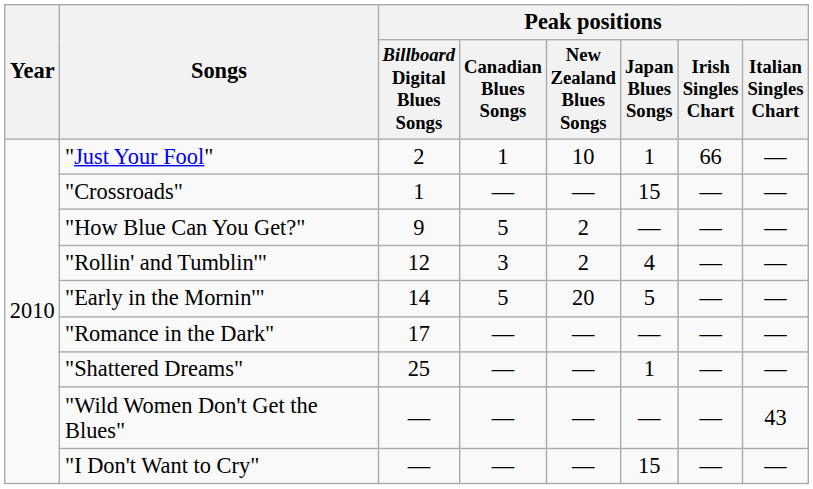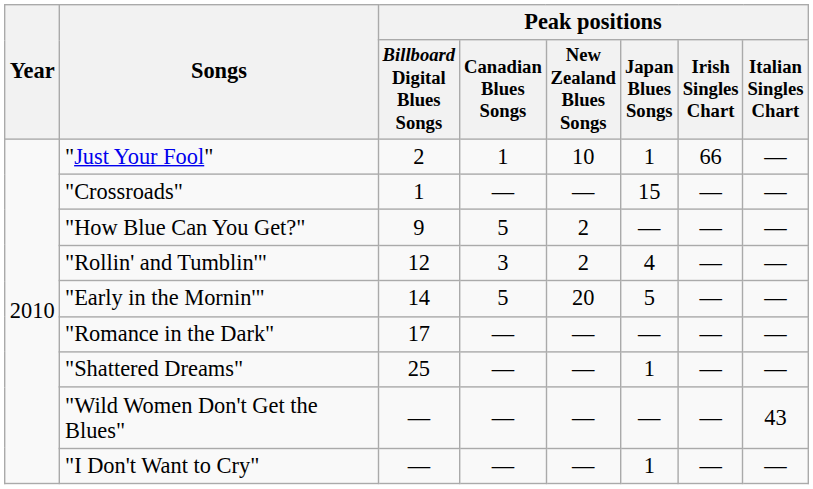(649, 465) 15 -> (649, 465) 1
